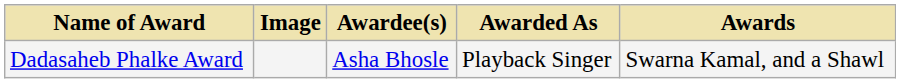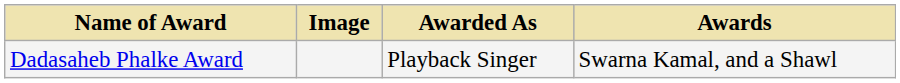- column: (392, 22)
